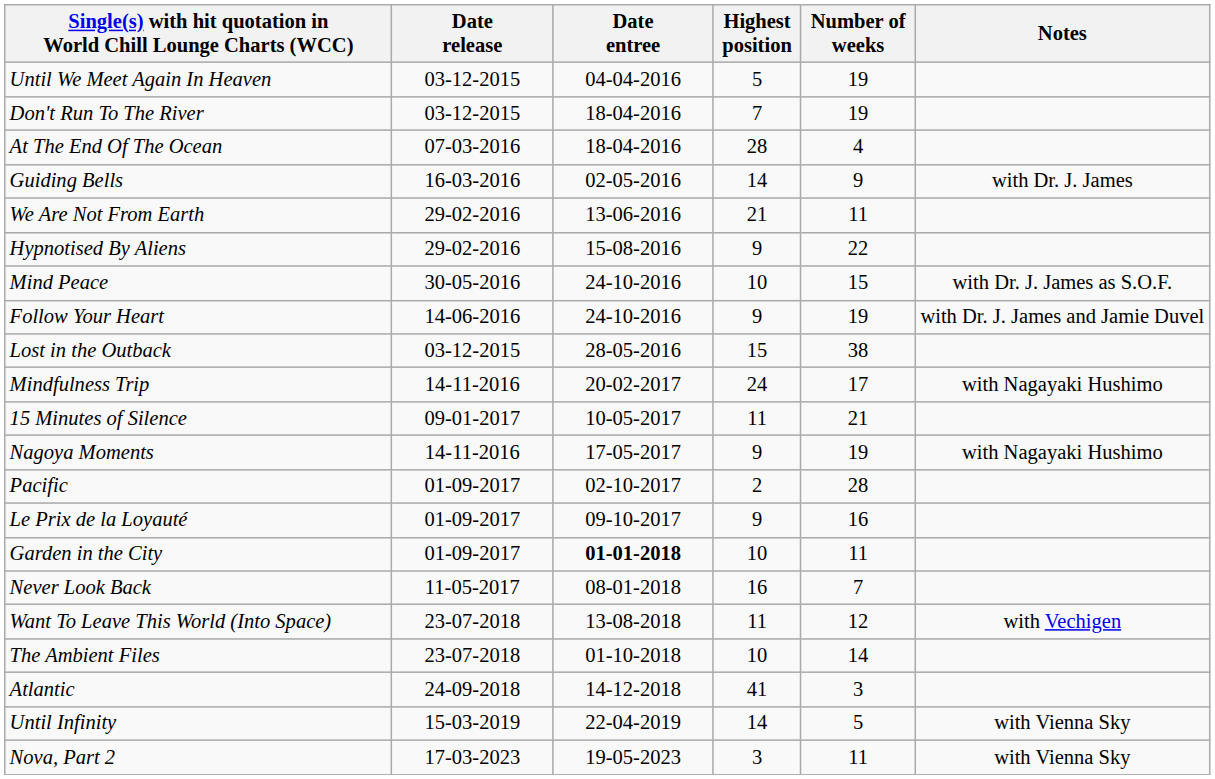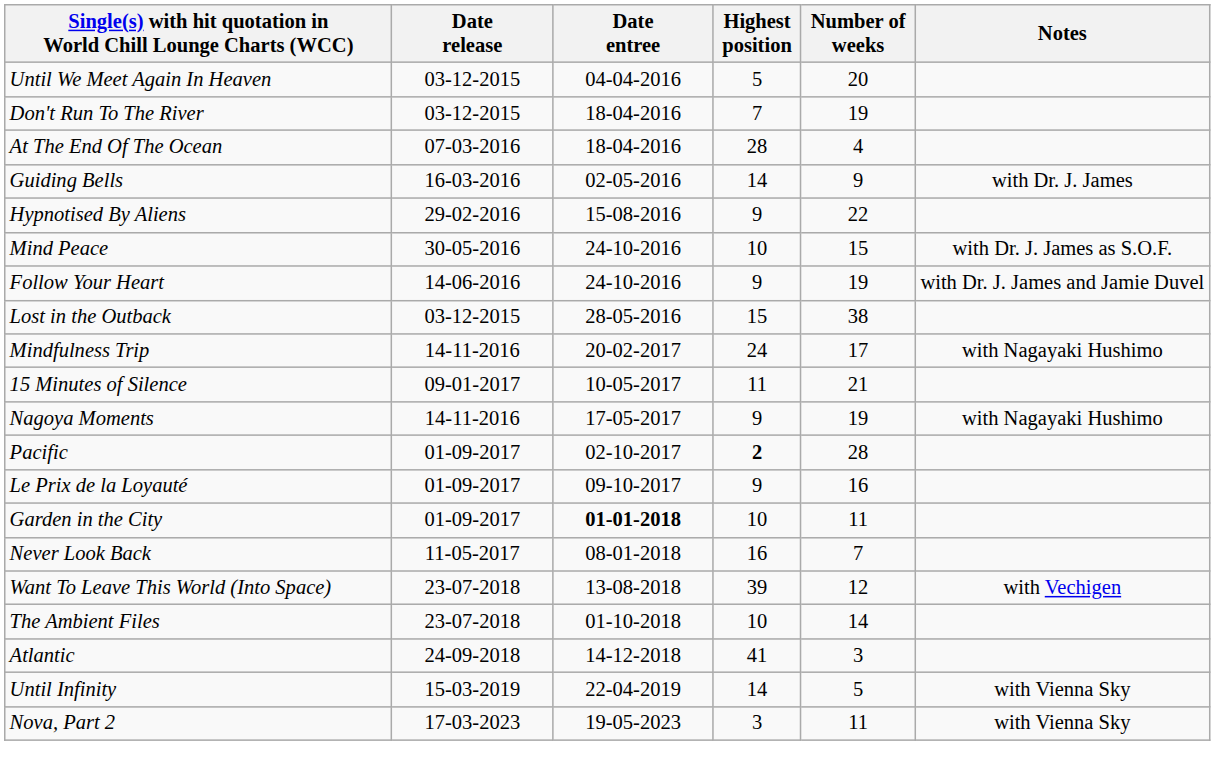(858, 79) 19 -> (858, 79) 20
- row: (107, 215)
(757, 486) normal -> (757, 452) bold
(757, 621) 11 -> (757, 587) 39
